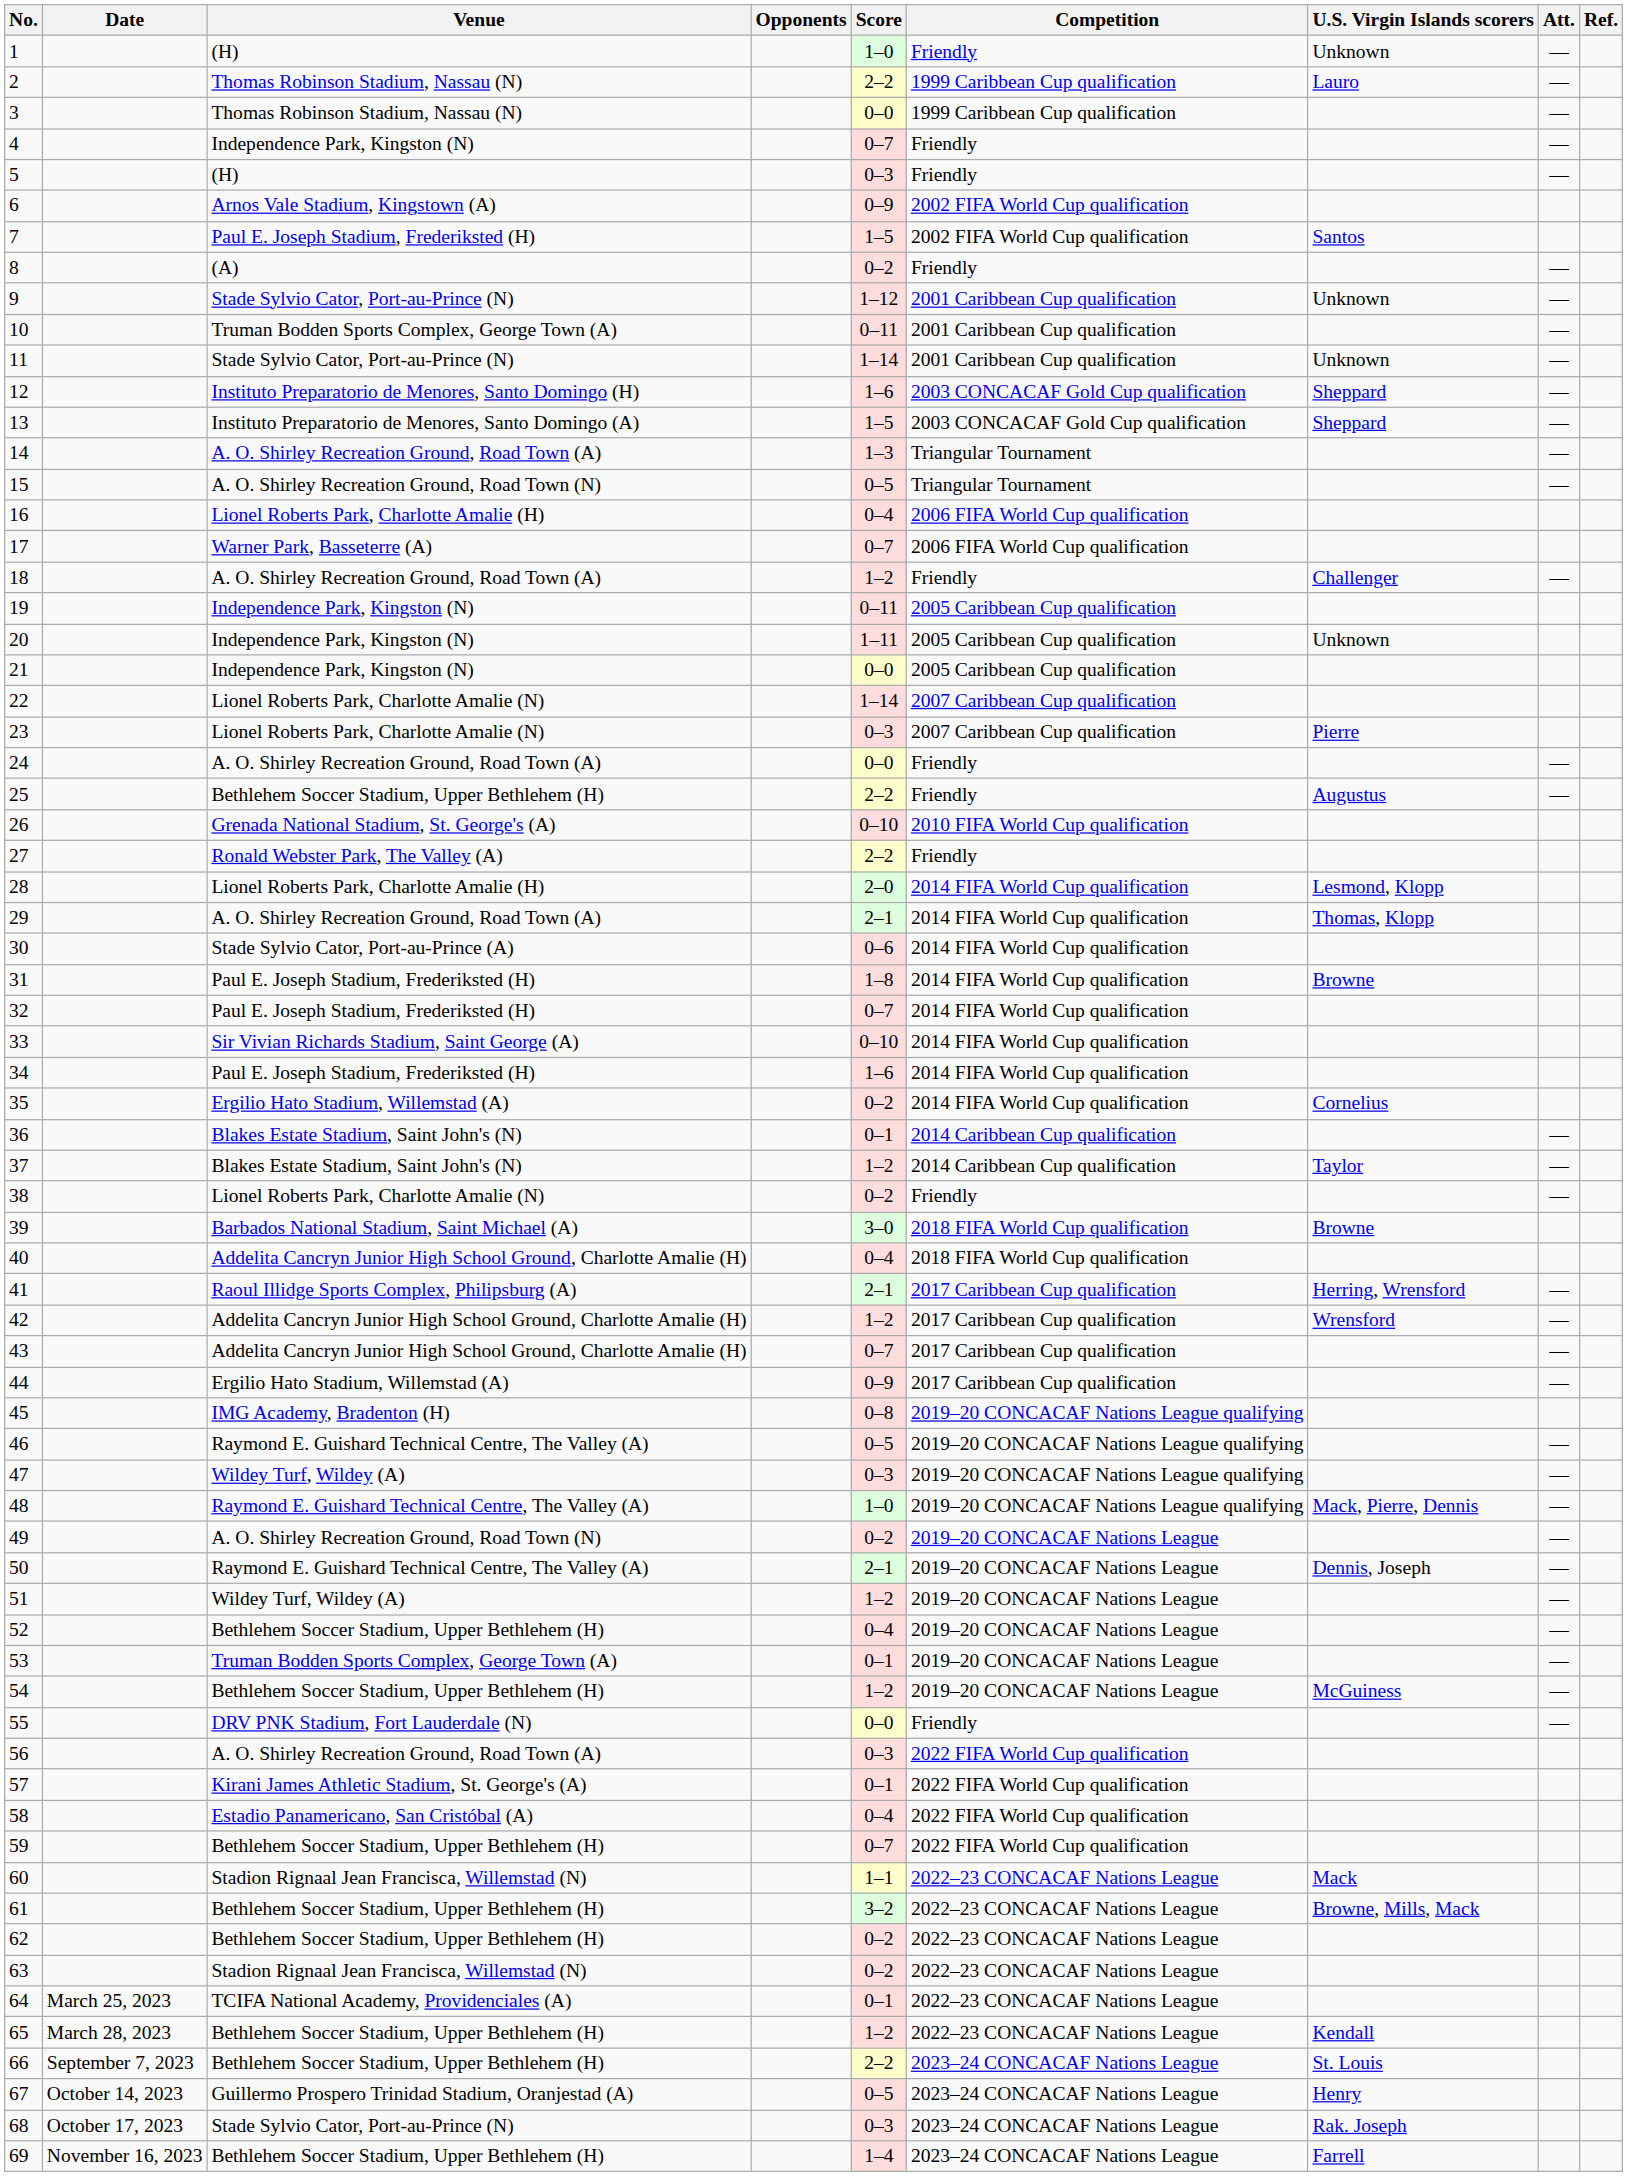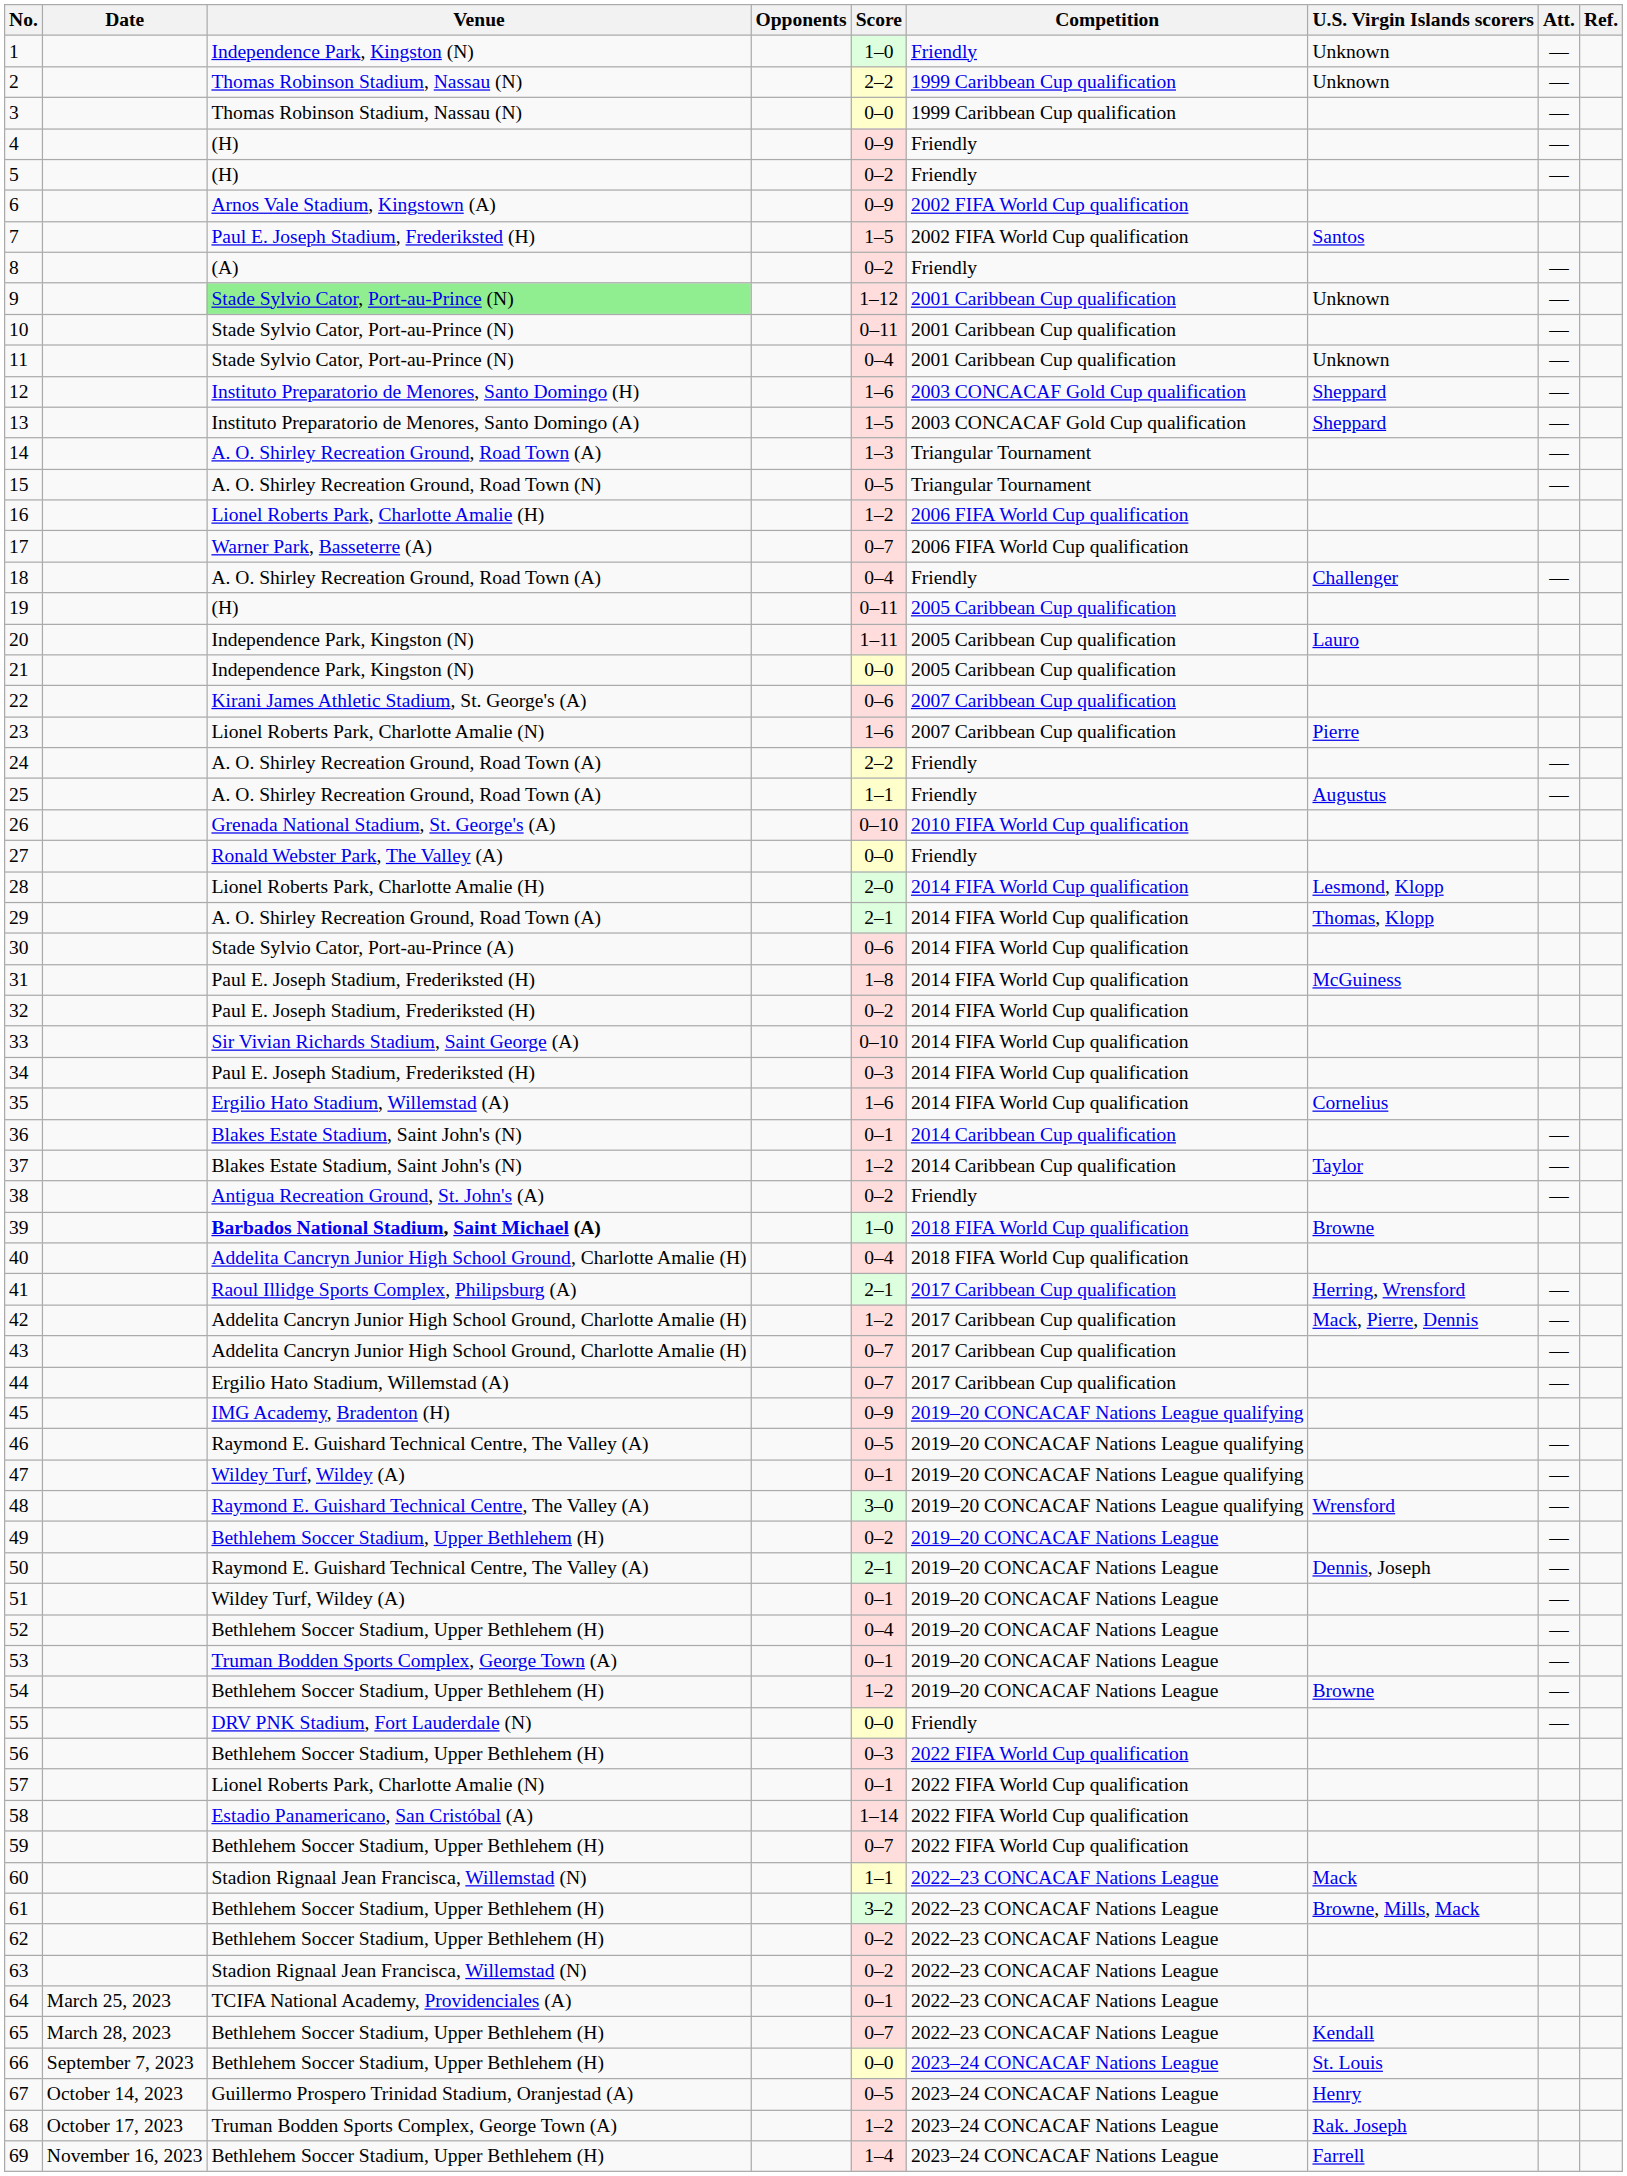(225, 50) (H) -> (343, 50) Independence Park, Kingston (N)
(1336, 81) Lauro -> (1351, 81) Unknown
(343, 143) Independence Park, Kingston (N) -> (225, 143) (H)
(879, 143) 0–7 -> (879, 143) 0–9
(879, 174) 0–3 -> (879, 174) 0–2
(363, 298) no background -> (363, 298) lightgreen background
(414, 329) Truman Bodden Sports Complex, George Town (A) -> (363, 329) Stade Sylvio Cator, Port-au-Prince (N)
(879, 360) 1–14 -> (879, 360) 0–4
(879, 515) 0–4 -> (879, 515) 1–2
(879, 577) 1–2 -> (879, 577) 0–4
(343, 608) Independence Park, Kingston (N) -> (225, 608) (H)
(1351, 639) Unknown -> (1336, 639) Lauro
(378, 701) Lionel Roberts Park, Charlotte Amalie (N) -> (399, 701) Kirani James Athletic Stadium, St. George's (A)
(879, 701) 1–14 -> (879, 701) 0–6
(879, 732) 0–3 -> (879, 732) 1–6
(879, 762) 0–0 -> (879, 762) 2–2
(408, 793) Bethlehem Soccer Stadium, Upper Bethlehem (H) -> (406, 793) A. O. Shirley Recreation Ground, Road Town (A)
(879, 793) 2–2 -> (879, 793) 1–1
(879, 855) 2–2 -> (879, 855) 0–0
(1343, 979) Browne -> (1357, 979) McGuiness
(879, 1010) 0–7 -> (879, 1010) 0–2
(879, 1072) 1–6 -> (879, 1072) 0–3
(879, 1103) 0–2 -> (879, 1103) 1–6
(378, 1196) Lionel Roberts Park, Charlotte Amalie (N) -> (378, 1196) Antigua Recreation Ground, St. John's (A)
(395, 1227) normal -> (406, 1227) bold
(879, 1227) 3–0 -> (879, 1227) 1–0
(1354, 1320) Wrensford -> (1395, 1320) Mack, Pierre, Dennis
(879, 1382) 0–9 -> (879, 1382) 0–7
(879, 1413) 0–8 -> (879, 1413) 0–9
(879, 1474) 0–3 -> (879, 1474) 0–1
(879, 1505) 1–0 -> (879, 1505) 3–0
(1395, 1505) Mack, Pierre, Dennis -> (1354, 1505) Wrensford
(406, 1536) A. O. Shirley Recreation Ground, Road Town (N) -> (408, 1536) Bethlehem Soccer Stadium, Upper Bethlehem (H)
(879, 1598) 1–2 -> (879, 1598) 0–1
(1357, 1691) McGuiness -> (1343, 1691) Browne
(406, 1753) A. O. Shirley Recreation Ground, Road Town (A) -> (408, 1753) Bethlehem Soccer Stadium, Upper Bethlehem (H)
(399, 1784) Kirani James Athletic Stadium, St. George's (A) -> (378, 1784) Lionel Roberts Park, Charlotte Amalie (N)
(879, 1815) 0–4 -> (879, 1815) 1–14
(879, 2032) 1–2 -> (879, 2032) 0–7
(879, 2063) 2–2 -> (879, 2063) 0–0
(363, 2125) Stade Sylvio Cator, Port-au-Prince (N) -> (414, 2125) Truman Bodden Sports Complex, George Town (A)
(879, 2125) 0–3 -> (879, 2125) 1–2
